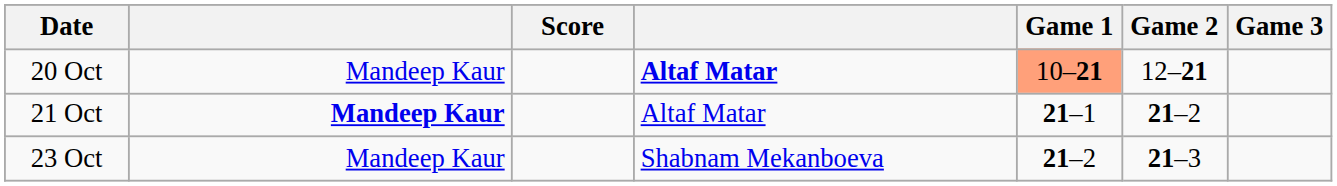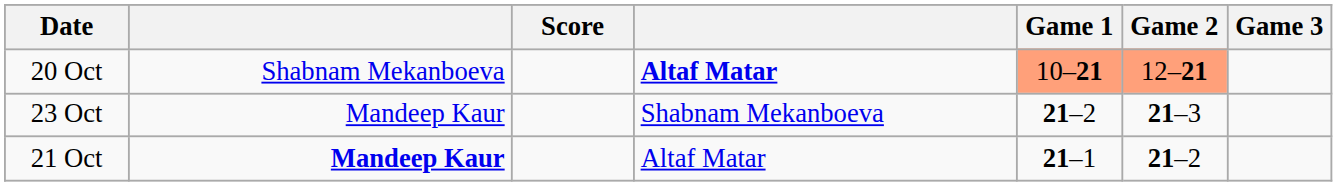(425, 70) Mandeep Kaur -> (383, 70) Shabnam Mekanboeva
(1174, 70) no background -> (1174, 70) lightsalmon background
rows swapped: (67, 114) <-> (67, 158)
